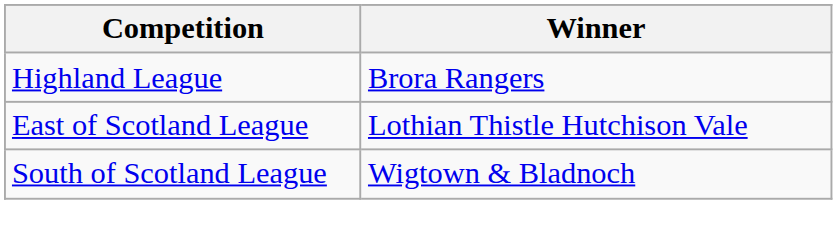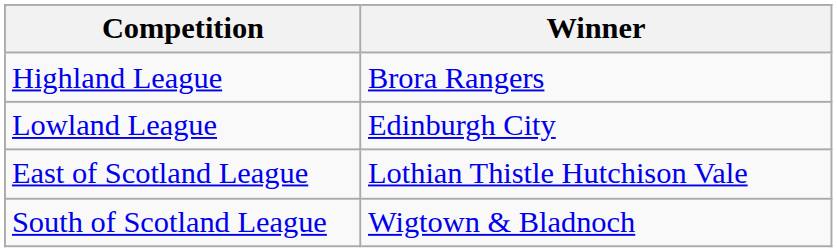+ row: (115, 125)
